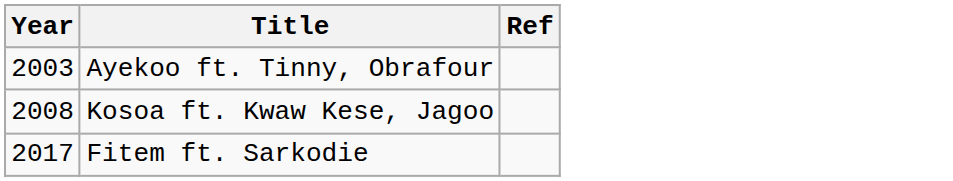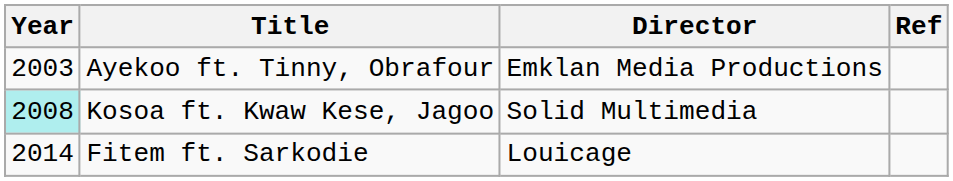+ column: (695, 26)
(43, 111) no background -> (43, 111) paleturquoise background
(43, 154) 2017 -> (43, 154) 2014
